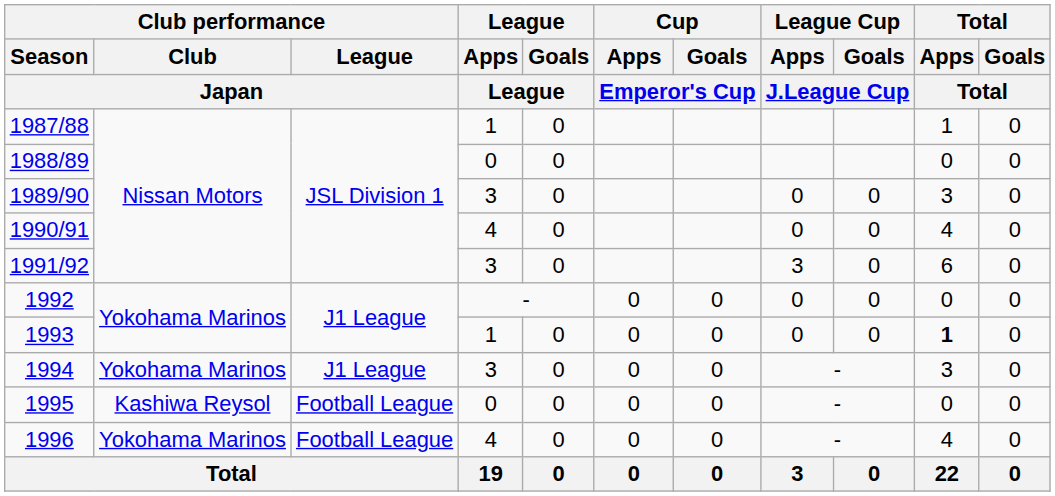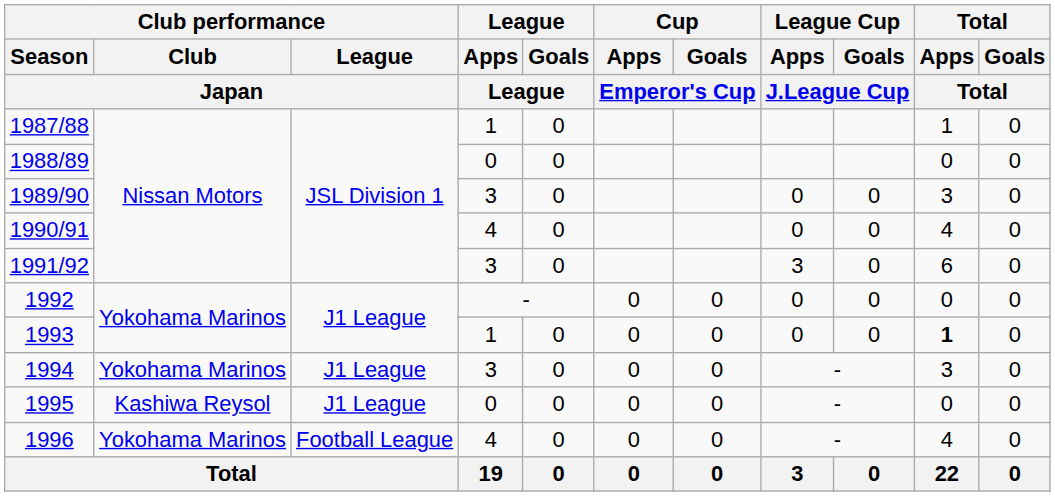(375, 404) Football League -> (375, 404) J1 League
